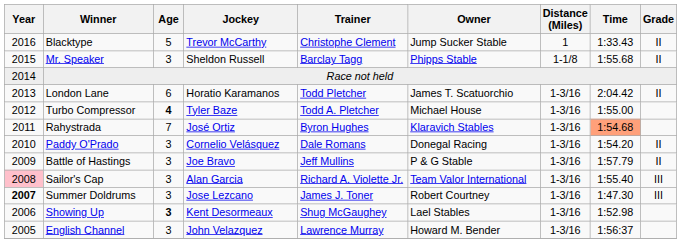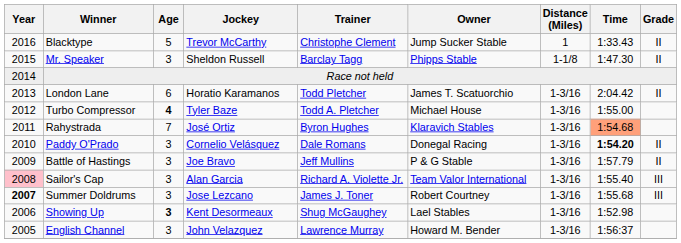(615, 59) 1:55.68 -> (615, 59) 1:47.30
(615, 145) normal -> (615, 145) bold
(615, 196) 1:47.30 -> (615, 196) 1:55.68
